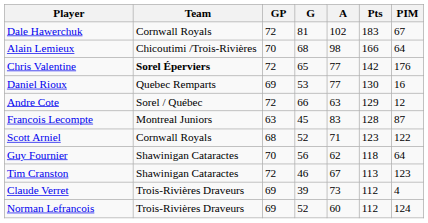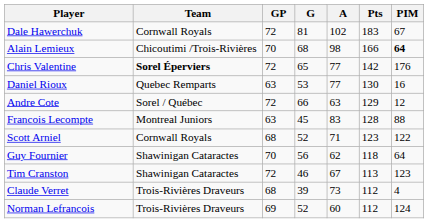(400, 48) normal -> (400, 48) bold
(271, 84) 69 -> (271, 84) 63
(400, 119) 87 -> (400, 119) 88
(271, 191) 69 -> (271, 191) 68
